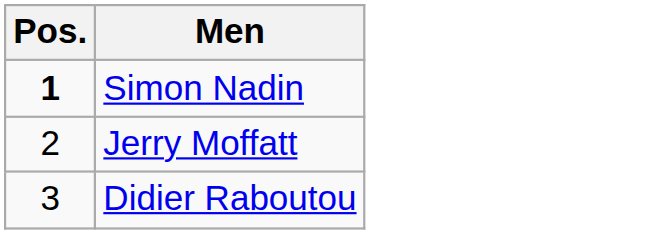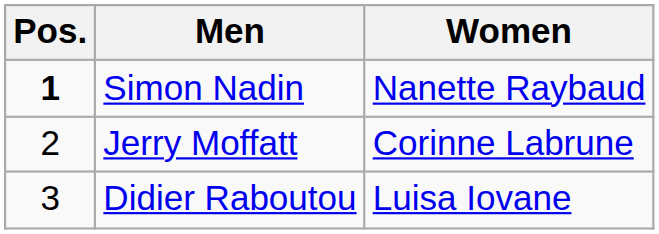+ column: (509, 32)
